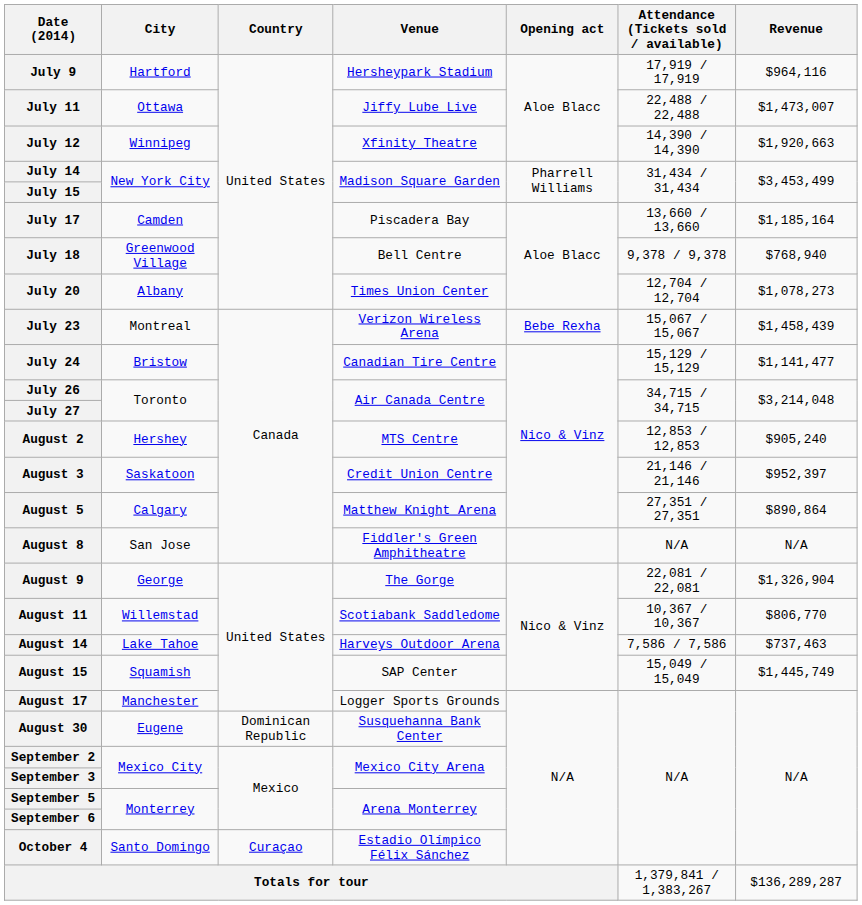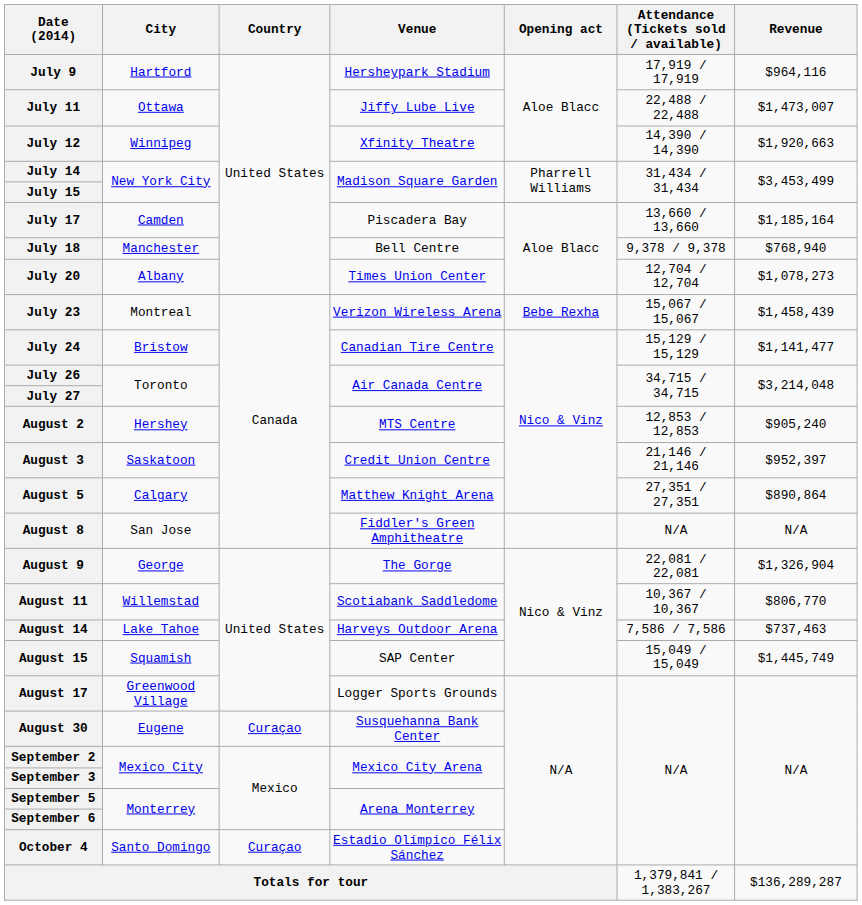(160, 256) Greenwood Village -> (161, 248) Manchester
(160, 701) Manchester -> (161, 693) Greenwood Village
(276, 729) Dominican Republic -> (275, 729) Curaçao
